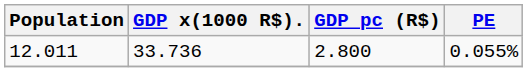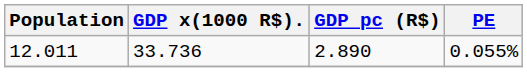(343, 51) 2.800 -> (343, 51) 2.890
